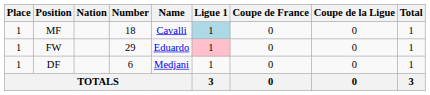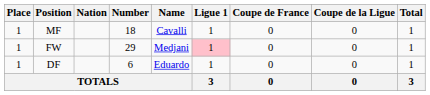(211, 30) lightblue background -> (211, 30) no background
(172, 47) Eduardo -> (172, 47) Medjani
(172, 65) Medjani -> (172, 65) Eduardo
